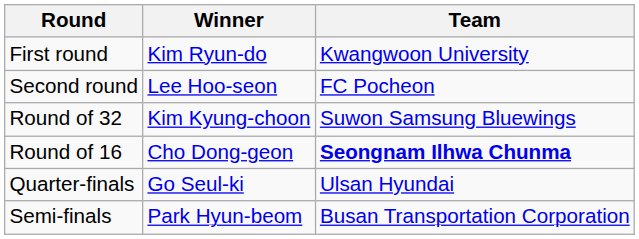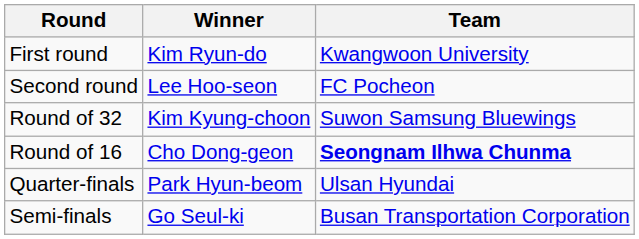(196, 184) Go Seul-ki -> (225, 184) Park Hyun-beom
(225, 217) Park Hyun-beom -> (196, 217) Go Seul-ki
